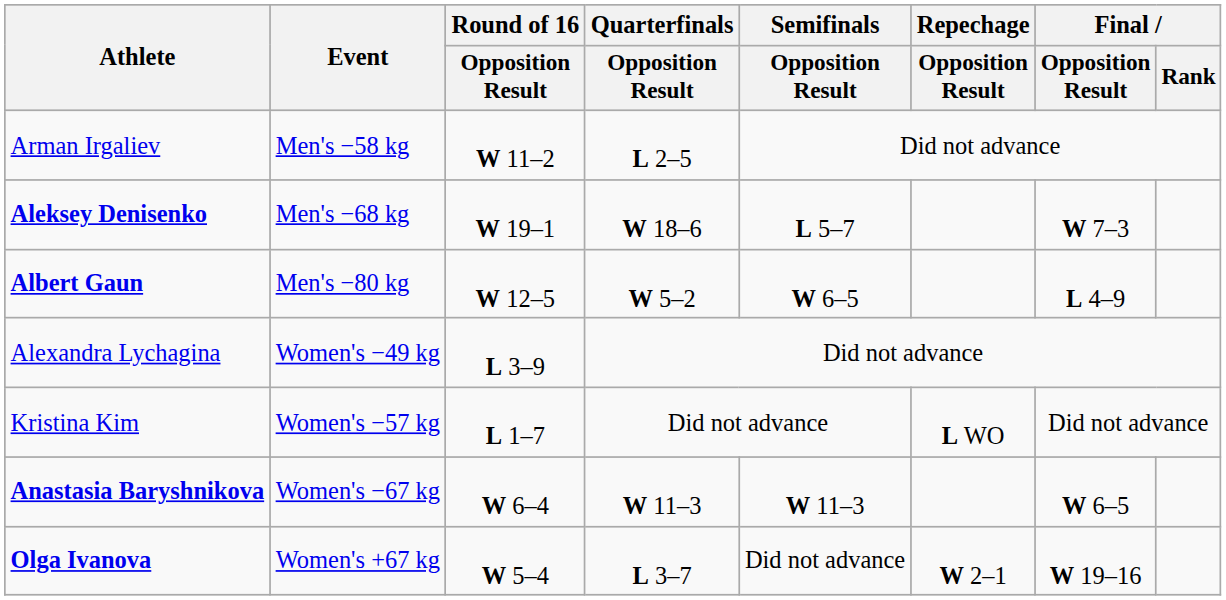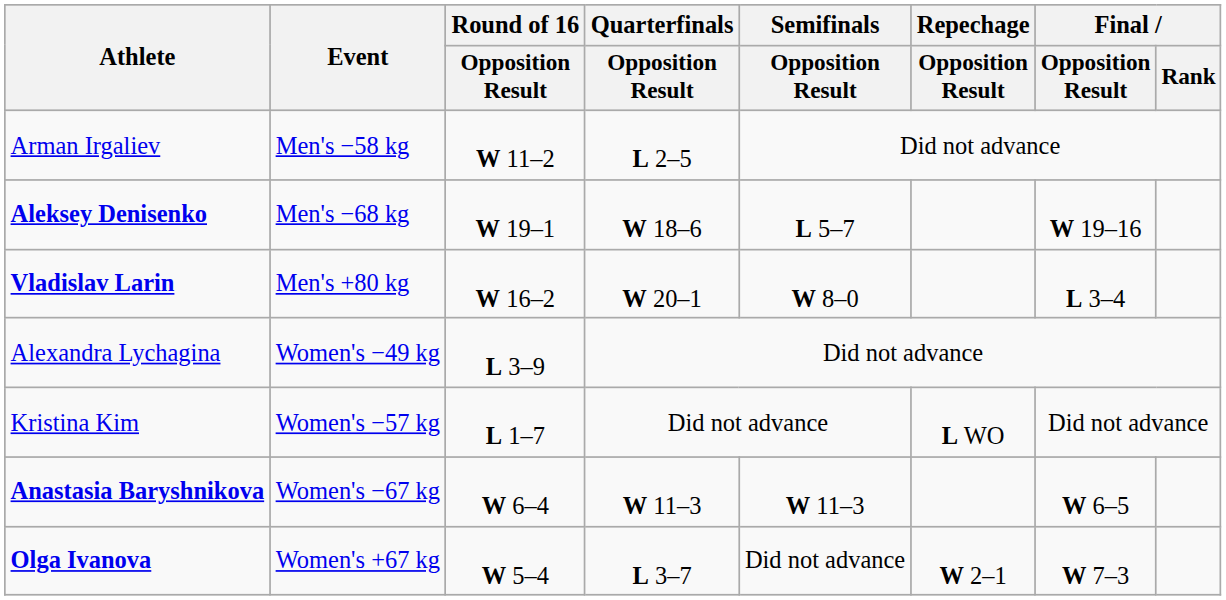(1096, 229) W 7–3 -> (1096, 229) W 19–16
- row: (77, 283)
+ row: (92, 283)
(1096, 575) W 19–16 -> (1096, 575) W 7–3
